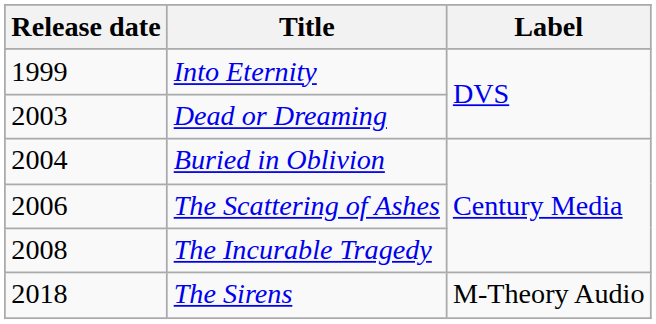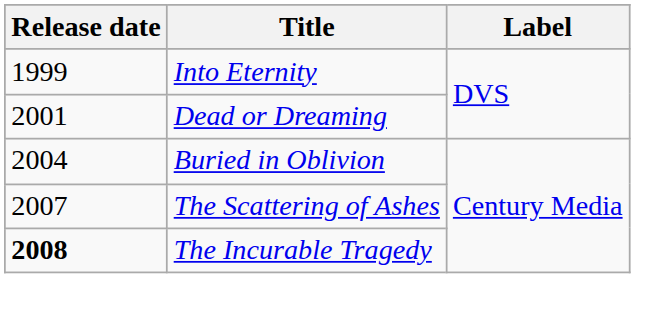(40, 116) 2003 -> (40, 116) 2001
(40, 205) 2006 -> (40, 205) 2007
(40, 250) normal -> (40, 250) bold
- row: (233, 294)
